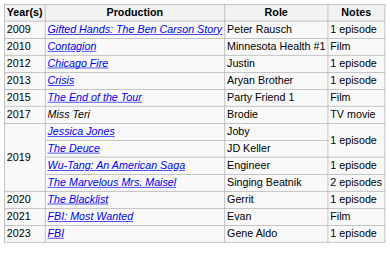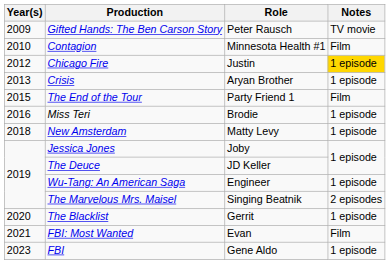(354, 30) 1 episode -> (353, 30) TV movie
(354, 64) no background -> (354, 64) gold background
(19, 115) 2017 -> (19, 115) 2016
(353, 115) TV movie -> (354, 115) 1 episode
+ row: (87, 132)
